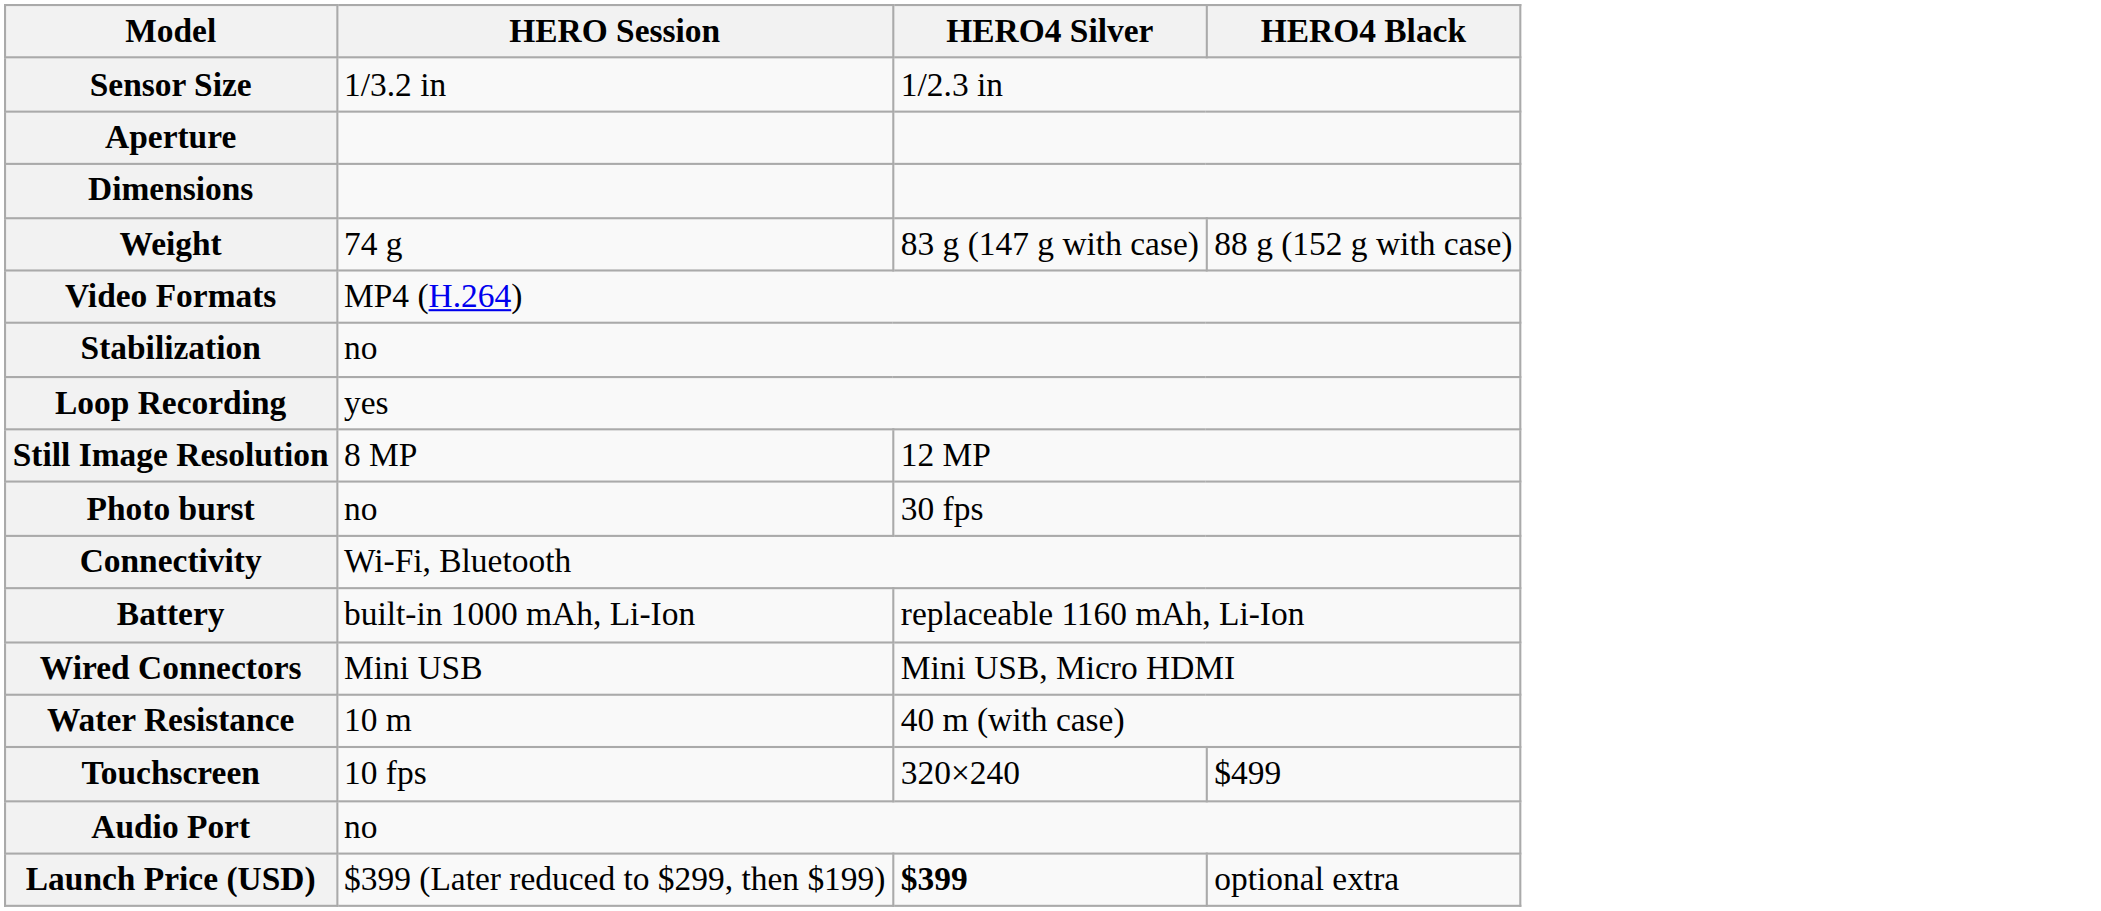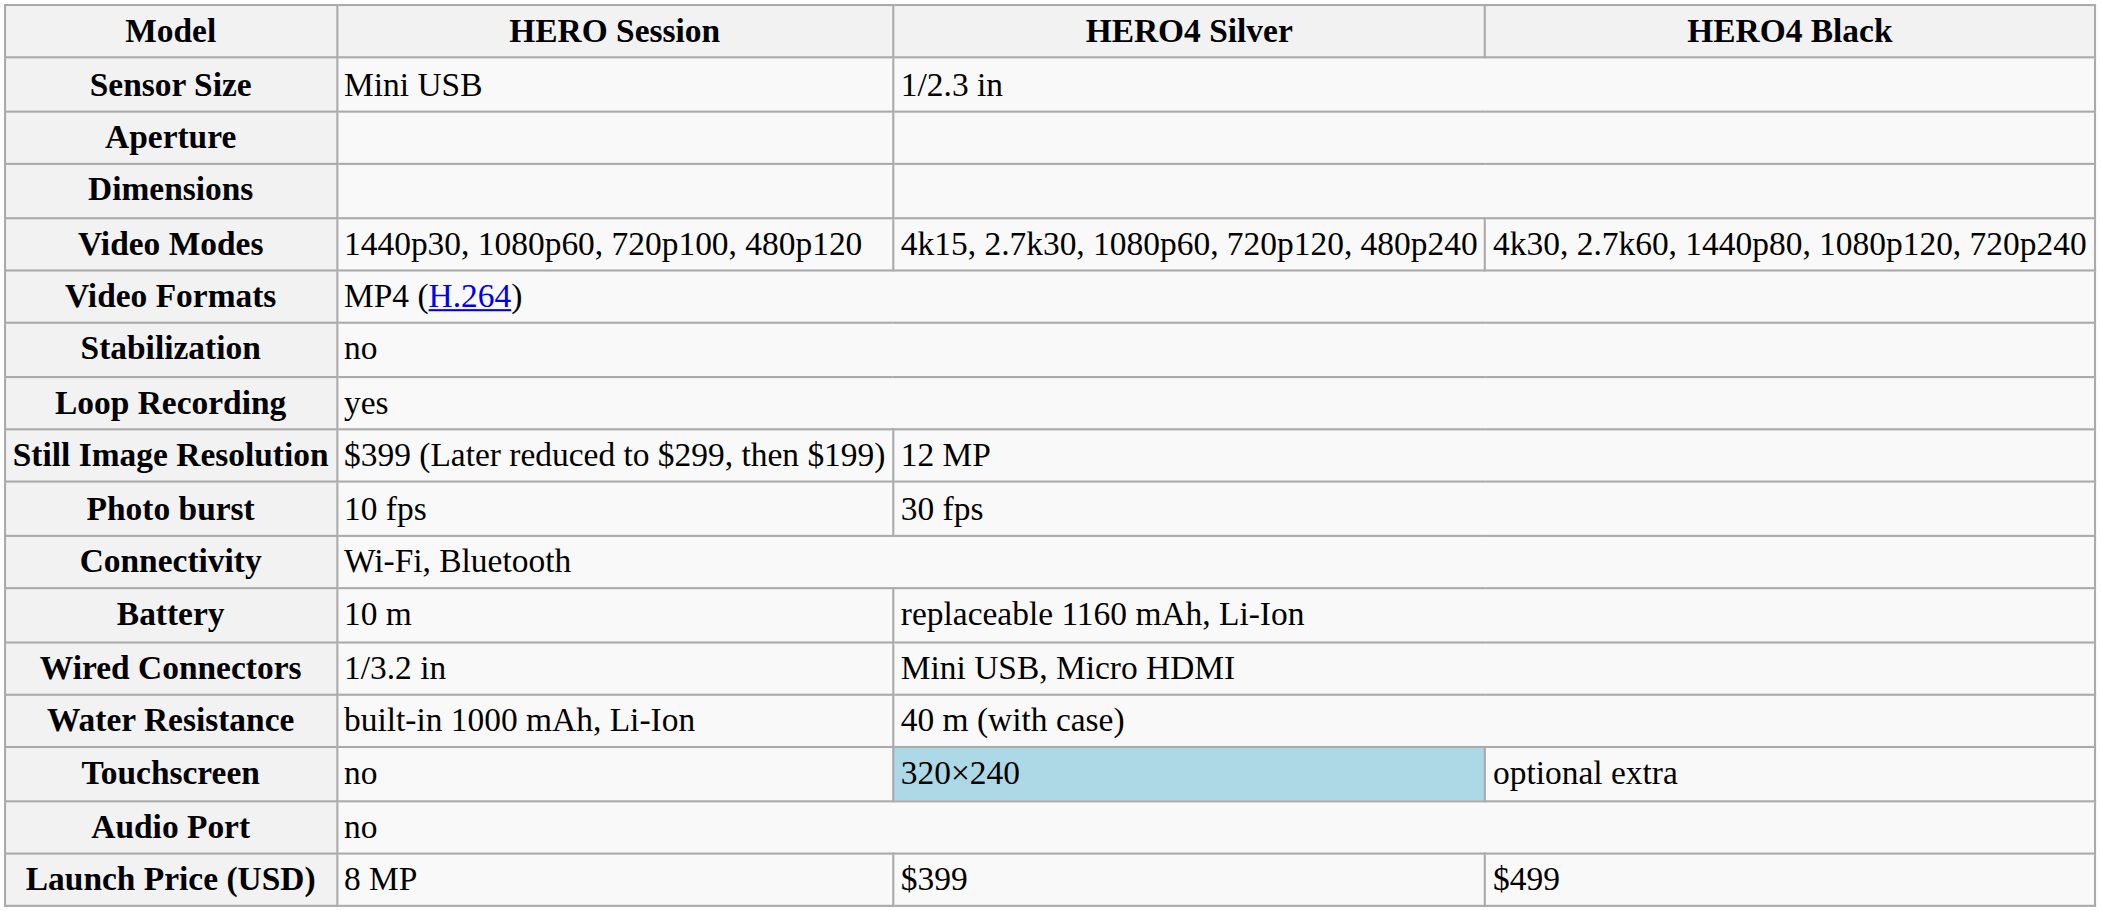(395, 84) 1/3.2 in -> (413, 84) Mini USB
- row: (171, 243)
+ row: (171, 243)
(381, 455) 8 MP -> (615, 455) $399 (Later reduced to $299, then $199)
(361, 508) no -> (385, 508) 10 fps
(520, 614) built-in 1000 mAh, Li-Ion -> (378, 614) 10 m
(413, 667) Mini USB -> (395, 667) 1/3.2 in
(378, 720) 10 m -> (520, 720) built-in 1000 mAh, Li-Ion
(385, 773) 10 fps -> (361, 773) no
(960, 773) no background -> (960, 773) lightblue background
(1248, 773) $499 -> (1585, 773) optional extra
(615, 879) $399 (Later reduced to $299, then $199) -> (381, 879) 8 MP
(934, 879) bold -> (934, 879) normal
(1307, 879) optional extra -> (1526, 879) $499
